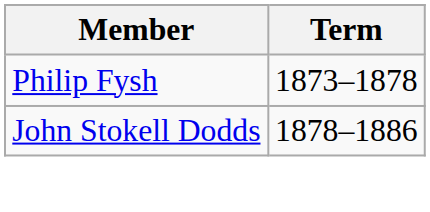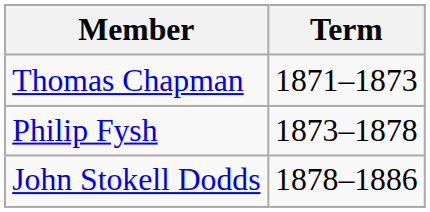+ row: (128, 79)
